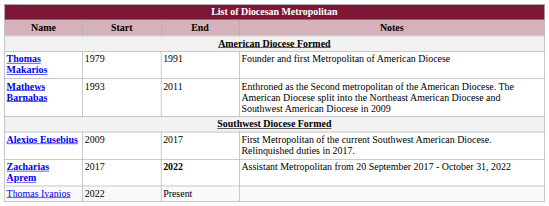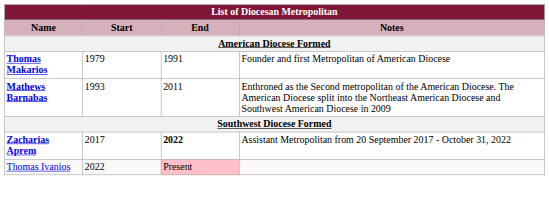- row: (42, 140)
(178, 194) no background -> (178, 167) pink background
